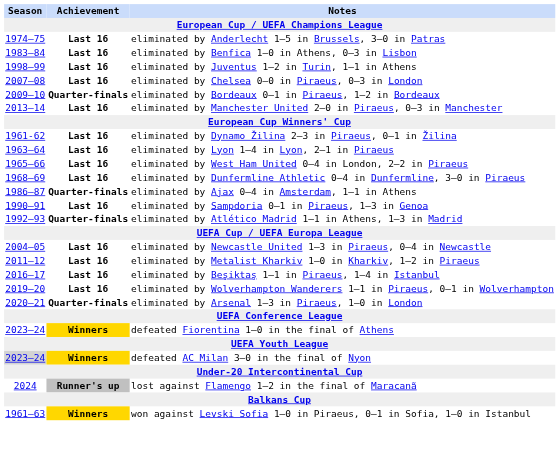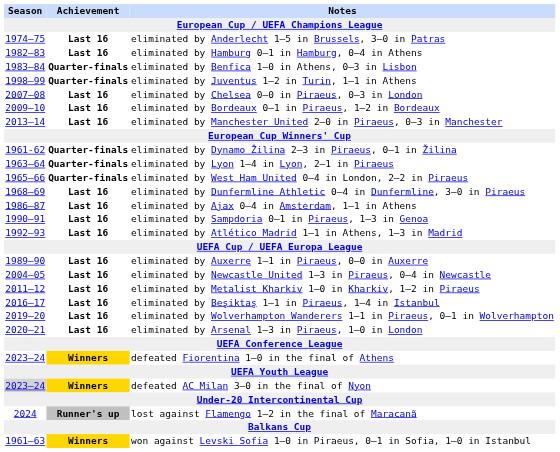+ row: (277, 52)
(88, 52) Last 16 -> (88, 66) Quarter-finals
(88, 66) Last 16 -> (88, 80) Quarter-finals
(88, 94) Quarter-finals -> (88, 108) Last 16
(88, 136) Last 16 -> (88, 149) Quarter-finals
(88, 149) Last 16 -> (88, 163) Quarter-finals
(88, 163) Last 16 -> (88, 177) Quarter-finals
(88, 191) Quarter-finals -> (88, 205) Last 16
(88, 219) Quarter-finals -> (88, 233) Last 16
+ row: (280, 260)
(88, 302) Quarter-finals -> (88, 330) Last 16
